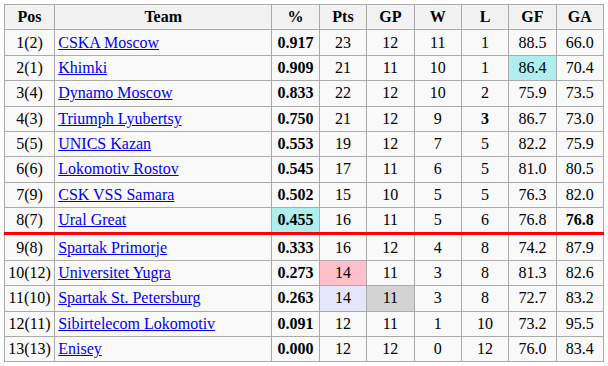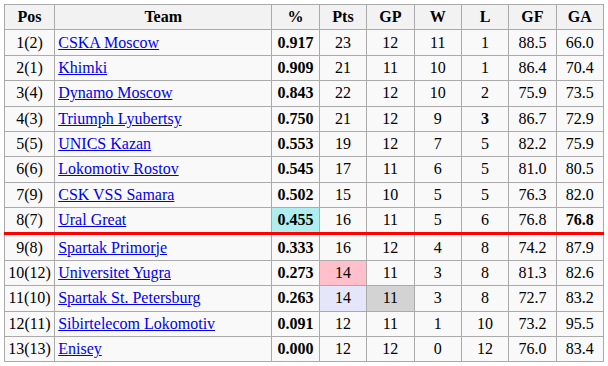(532, 67) paleturquoise background -> (532, 67) no background
(296, 93) 0.833 -> (296, 93) 0.843
(580, 118) 73.0 -> (580, 118) 72.9
